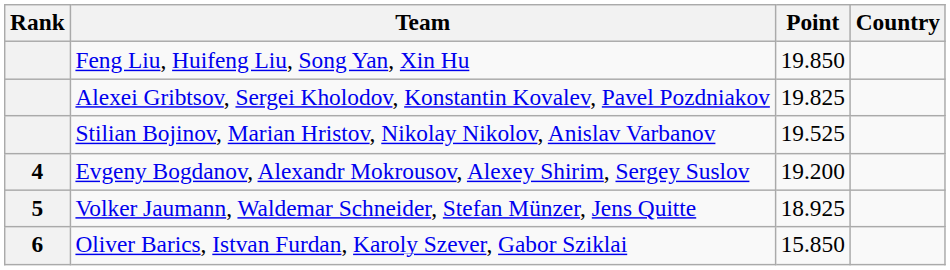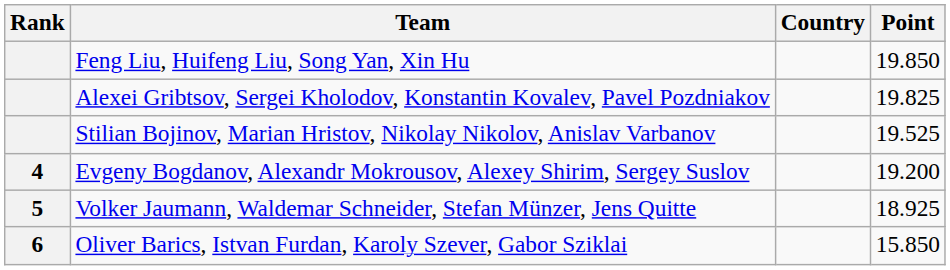columns swapped: (898, 23) <-> (813, 23)
